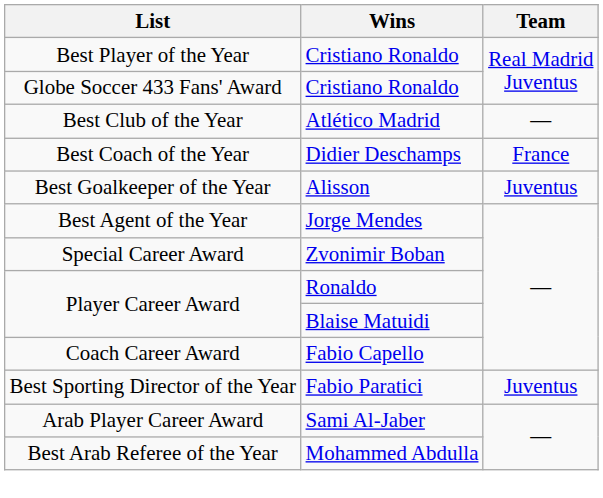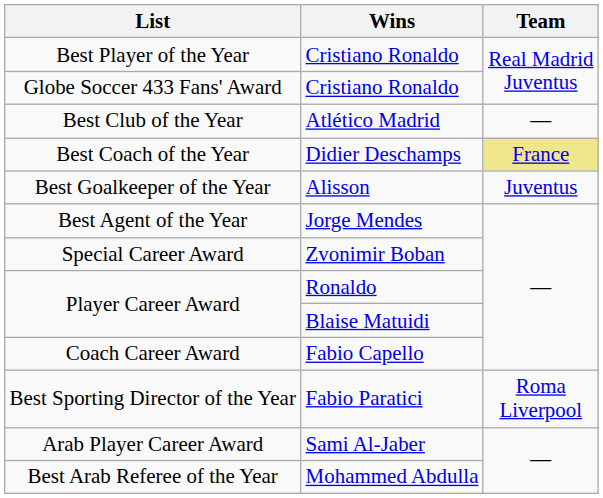(541, 154) no background -> (541, 154) khaki background
(541, 386) Juventus -> (541, 398) Roma Liverpool
